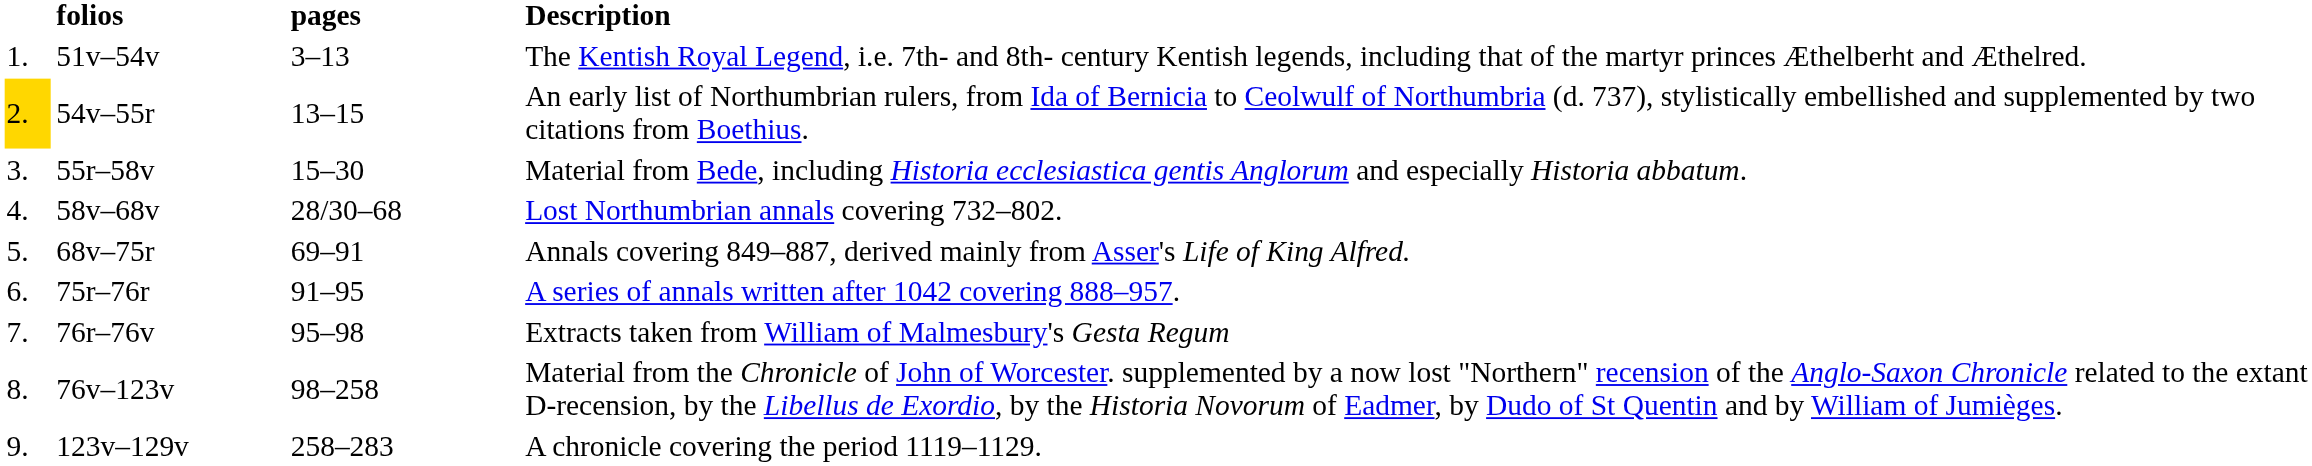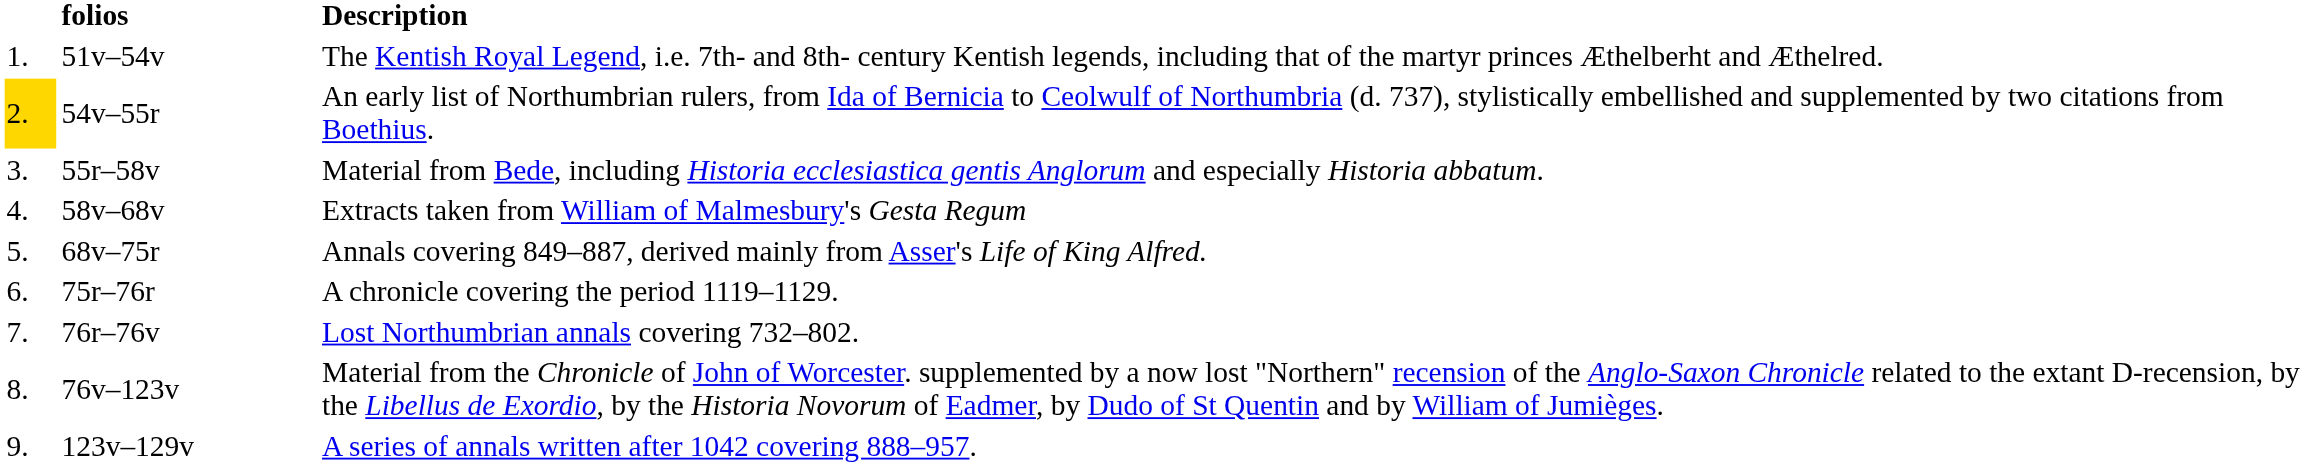- column: (326, 15)
(794, 210) Lost Northumbrian annals covering 732–802. -> (674, 210) Extracts taken from William of Malmesbury's Gesta Regum
(853, 291) A series of annals written after 1042 covering 888–957. -> (580, 291) A chronicle covering the period 1119–1129.
(877, 332) Extracts taken from William of Malmesbury's Gesta Regum -> (591, 332) Lost Northumbrian annals covering 732–802.
(783, 446) A chronicle covering the period 1119–1129. -> (649, 446) A series of annals written after 1042 covering 888–957.
